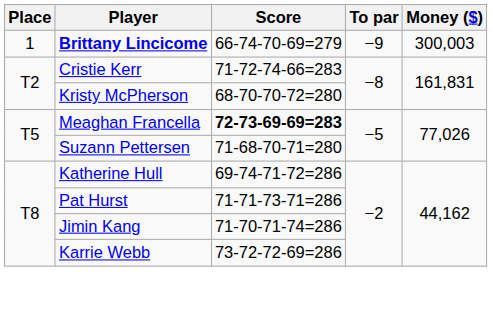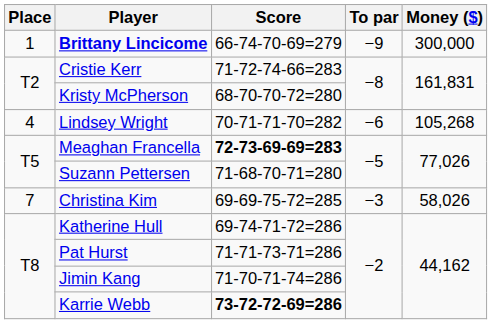(445, 43) 300,003 -> (445, 43) 300,000
+ row: (113, 122)
+ row: (108, 200)
(278, 252) normal -> (278, 305) bold
